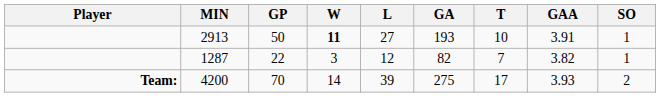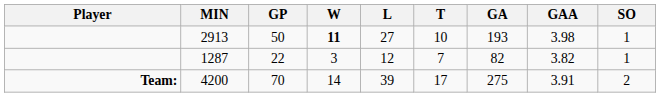columns swapped: (501, 15) <-> (444, 15)
(563, 37) 3.91 -> (563, 37) 3.98
(563, 80) 3.93 -> (563, 80) 3.91
